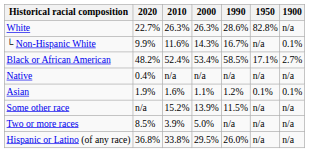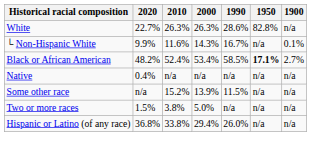(265, 60) normal -> (266, 60) bold
- row: (18, 92)
(145, 124) 8.5% -> (145, 108) 1.5%
(175, 124) 3.9% -> (175, 108) 3.8%
(206, 140) 29.5% -> (206, 124) 29.4%
